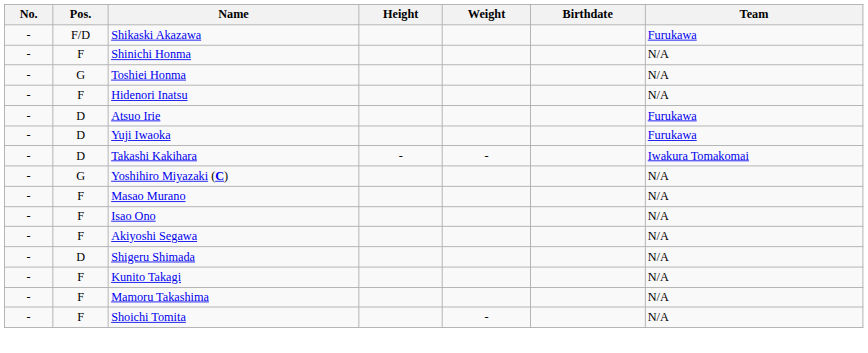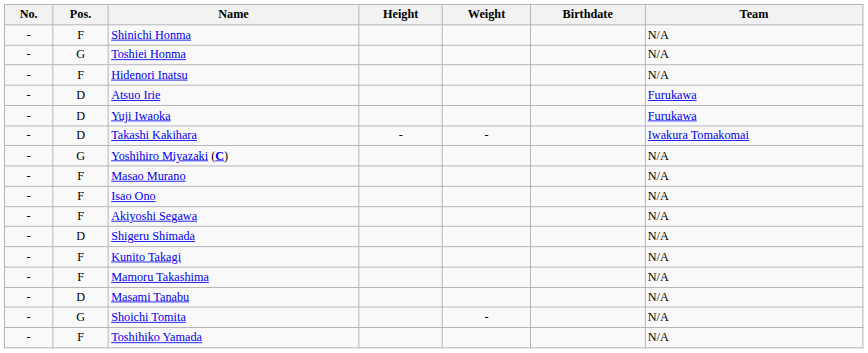- row: (156, 35)
+ row: (150, 297)
(81, 317) F -> (81, 317) G
+ row: (157, 337)
